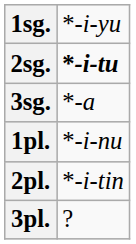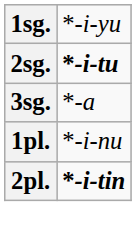(93, 180) normal -> (94, 180) bold
- row: (31, 219)
